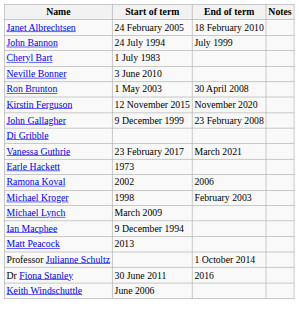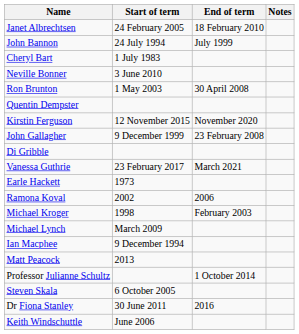+ row: (42, 105)
+ row: (32, 290)
